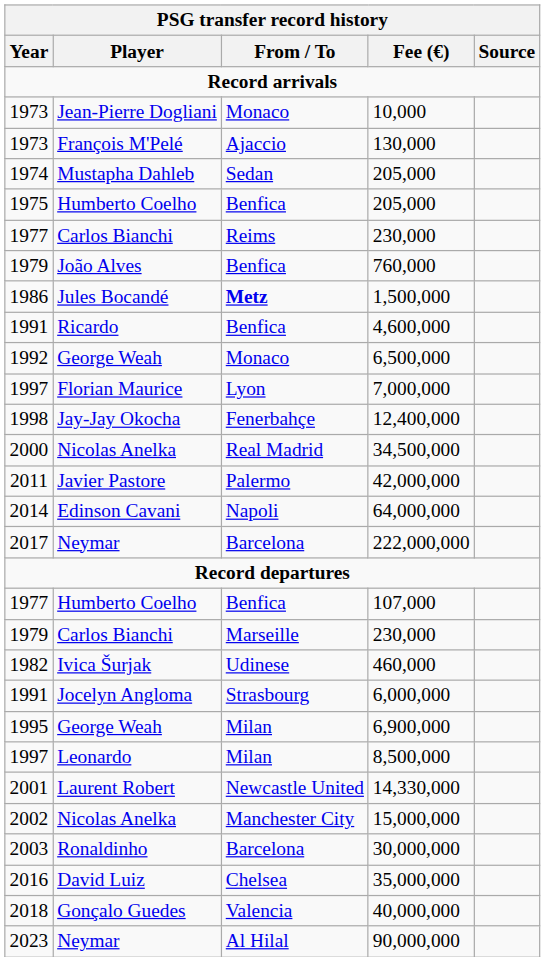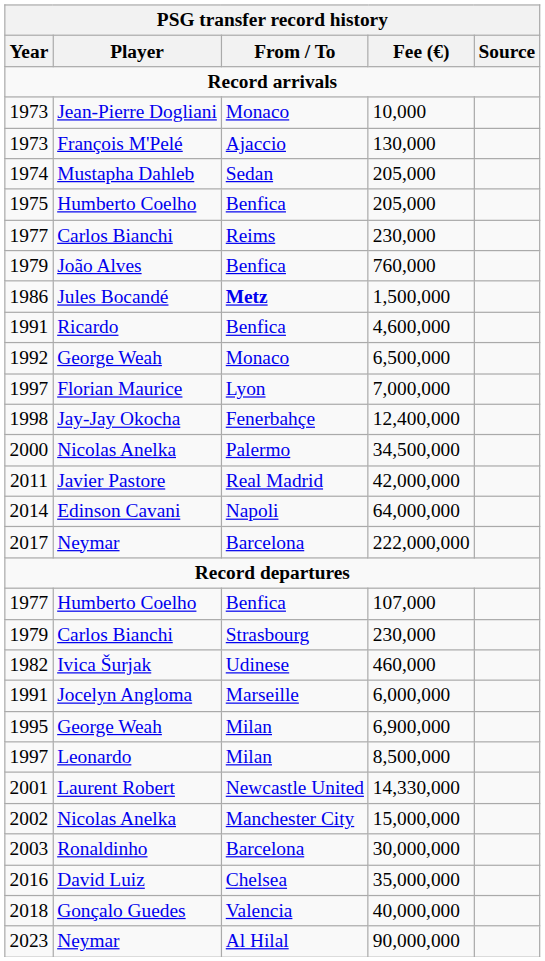(274, 450) Real Madrid -> (258, 450) Palermo
(258, 480) Palermo -> (274, 480) Real Madrid
(262, 634) Marseille -> (268, 634) Strasbourg
(268, 695) Strasbourg -> (262, 695) Marseille
